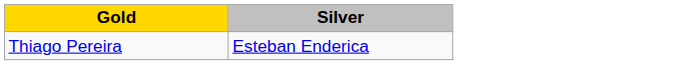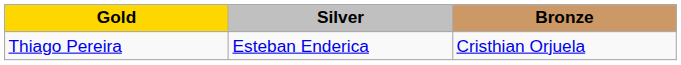+ column: (564, 18)
